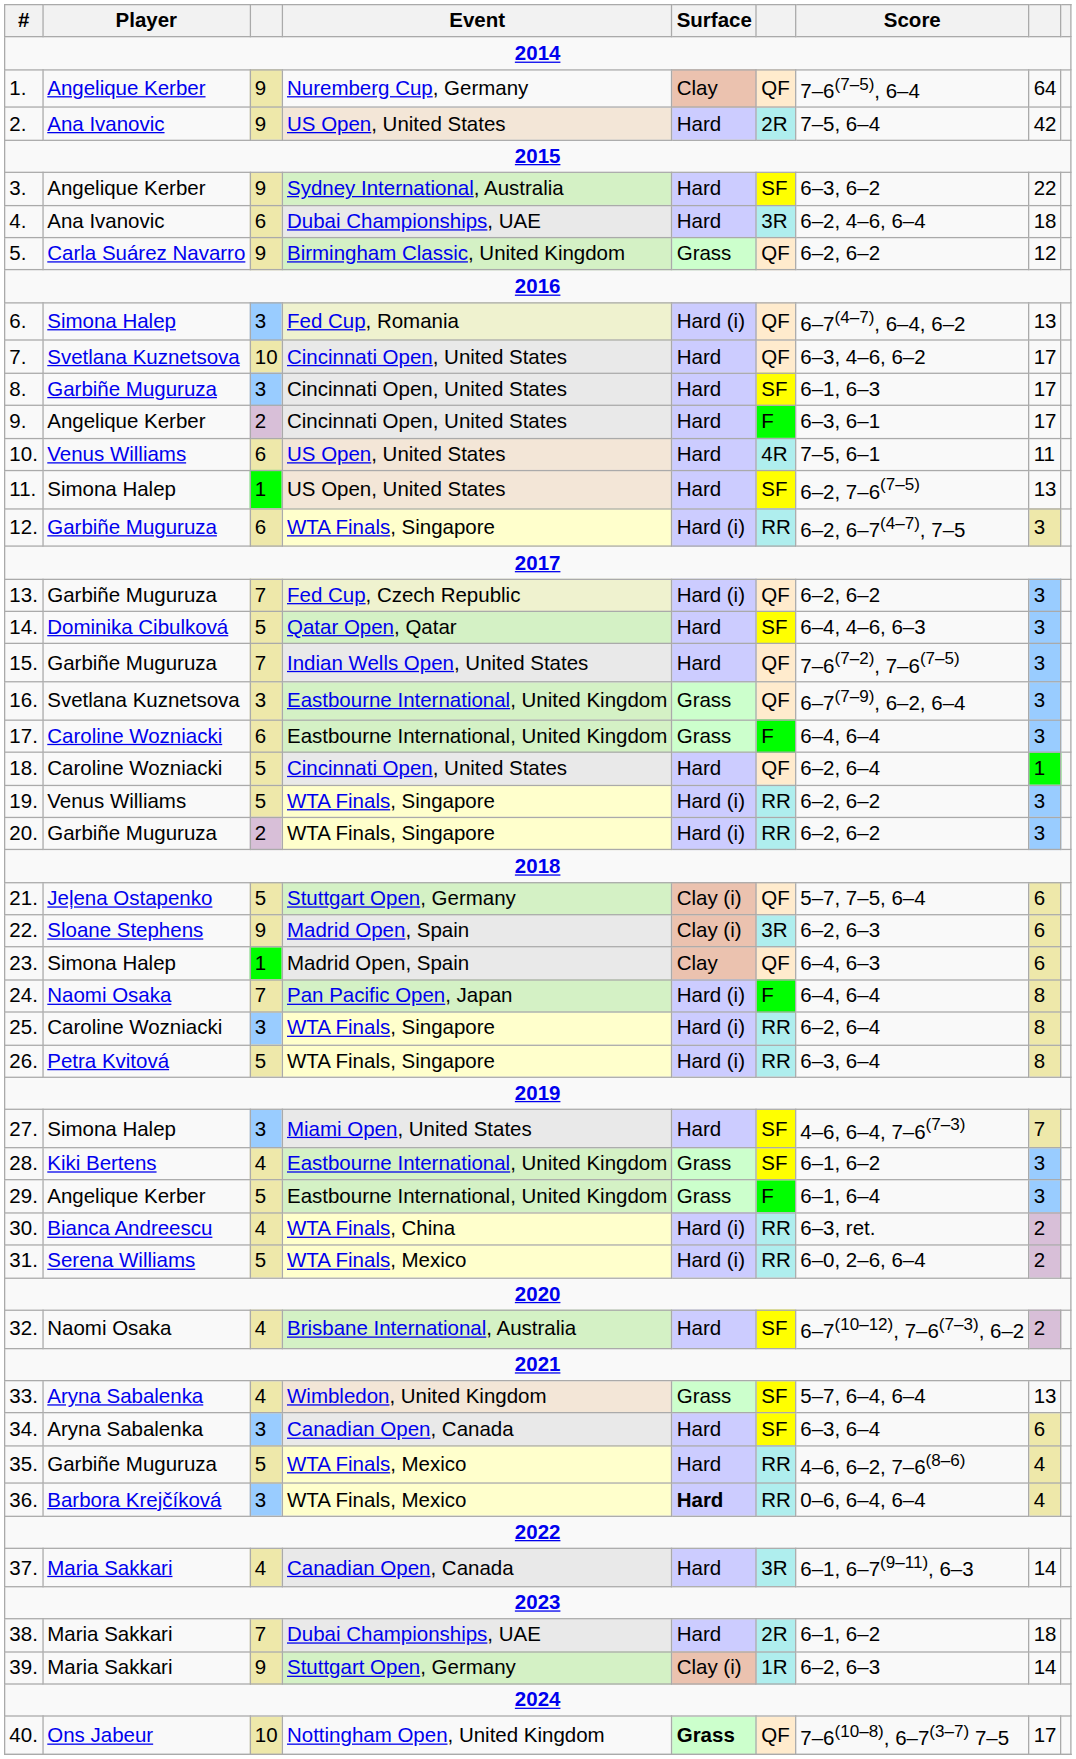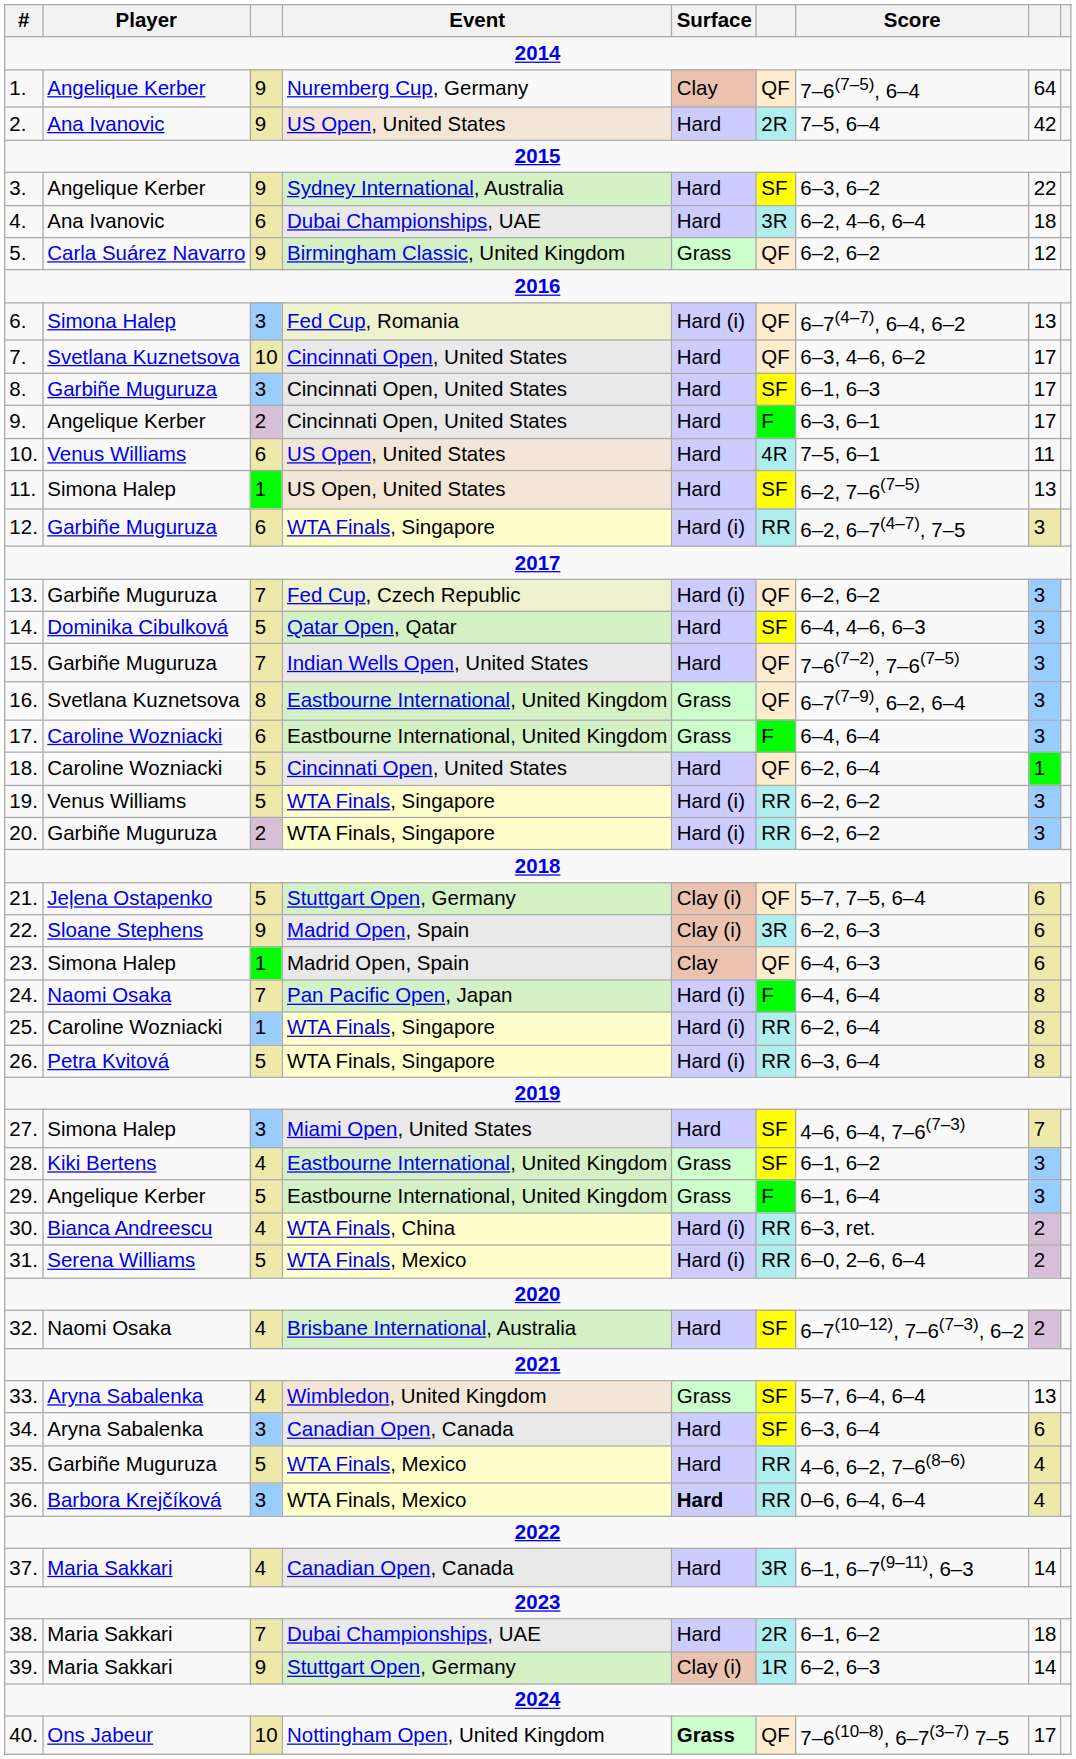(260, 700) 3 -> (260, 700) 8
(260, 1028) 3 -> (260, 1028) 1
